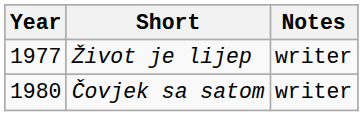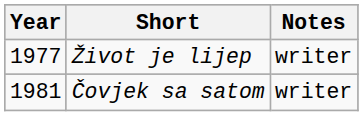(36, 92) 1980 -> (36, 92) 1981
